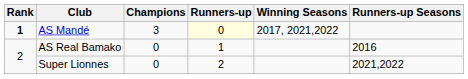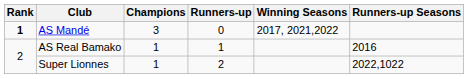(221, 30) lightyellow background -> (221, 30) no background
(156, 47) 0 -> (156, 47) 1
(156, 64) 0 -> (156, 64) 1
(378, 64) 2021,2022 -> (378, 64) 2022,1022
